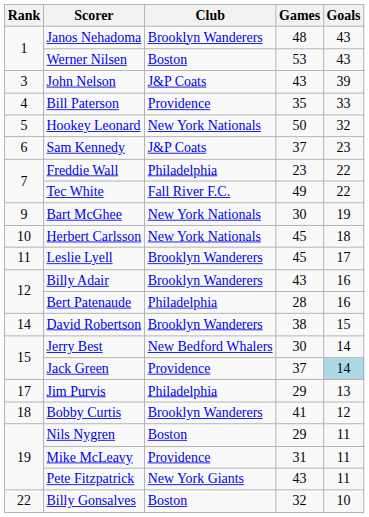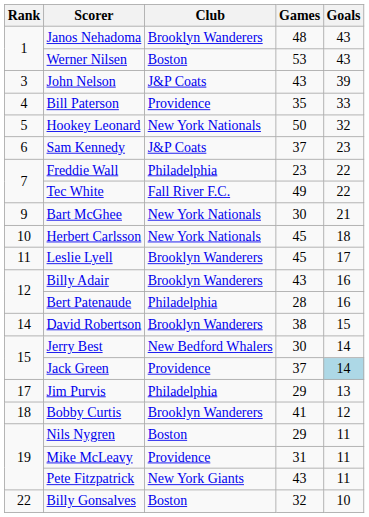(344, 214) 19 -> (344, 214) 21
